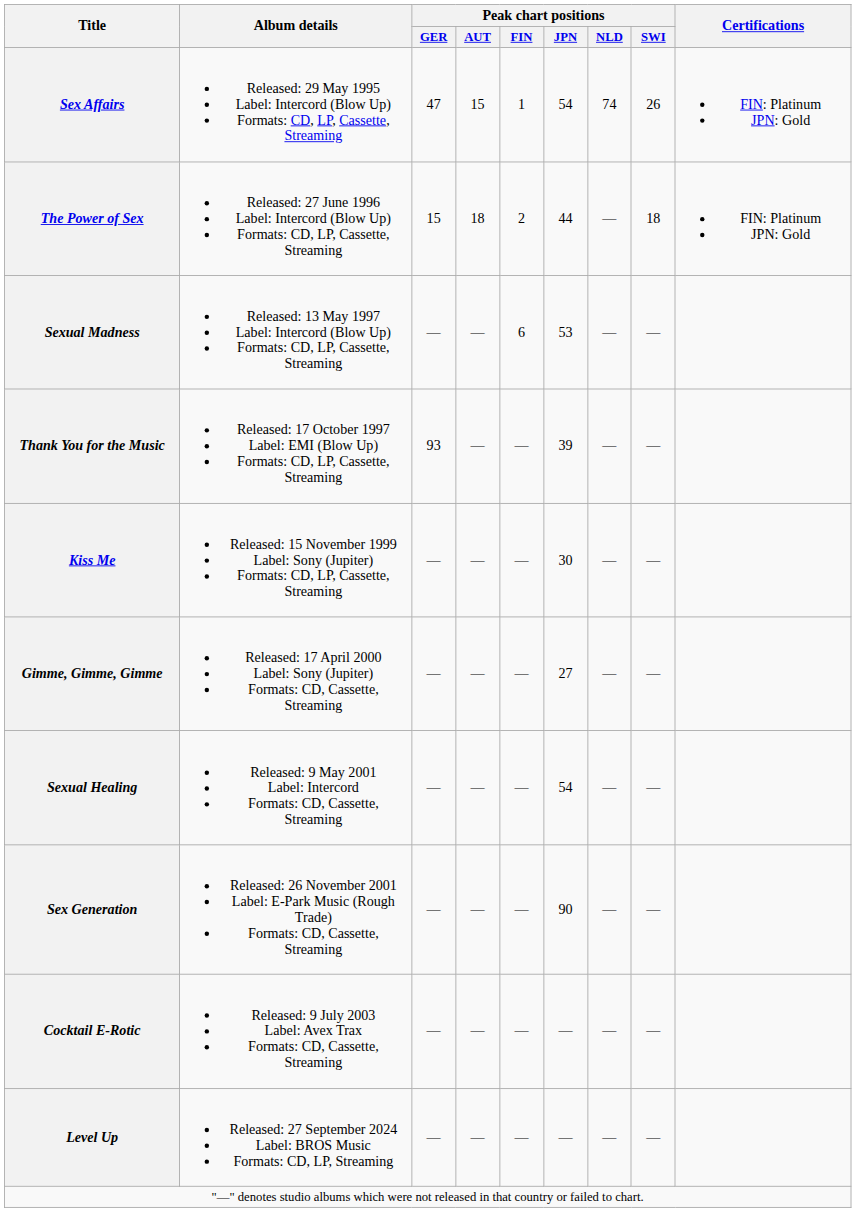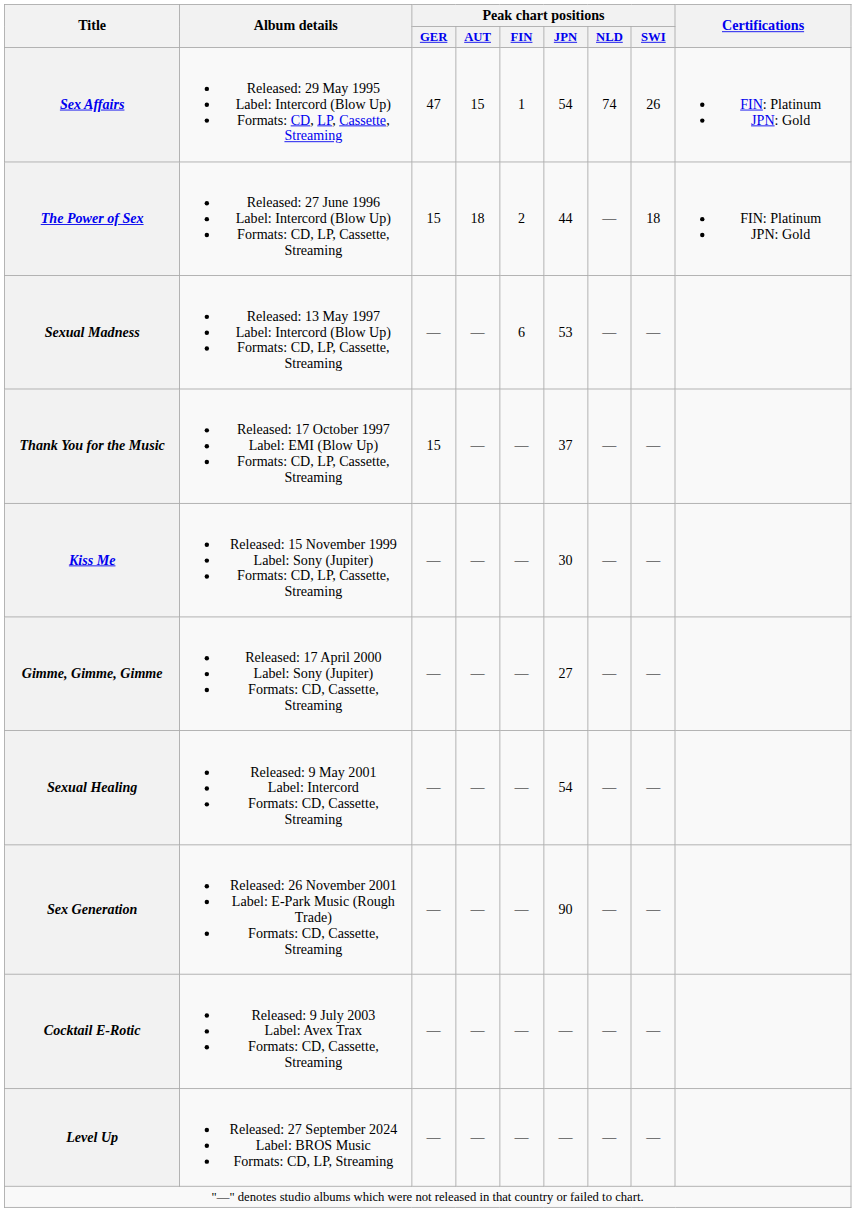(434, 446) 93 -> (434, 446) 15
(565, 446) 39 -> (565, 446) 37
